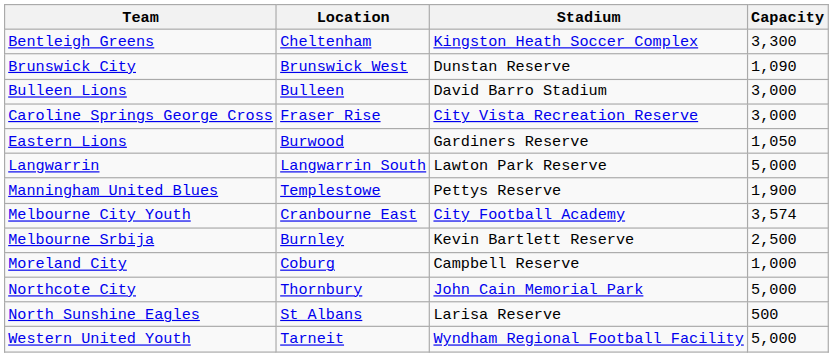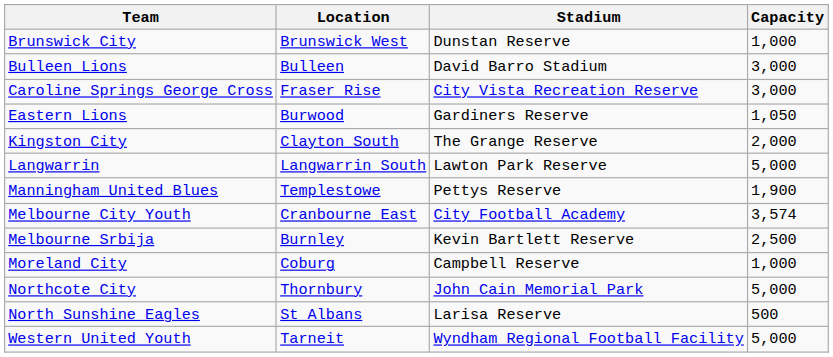- row: (81, 42)
(774, 67) 1,090 -> (774, 42) 1,000
+ row: (68, 141)
